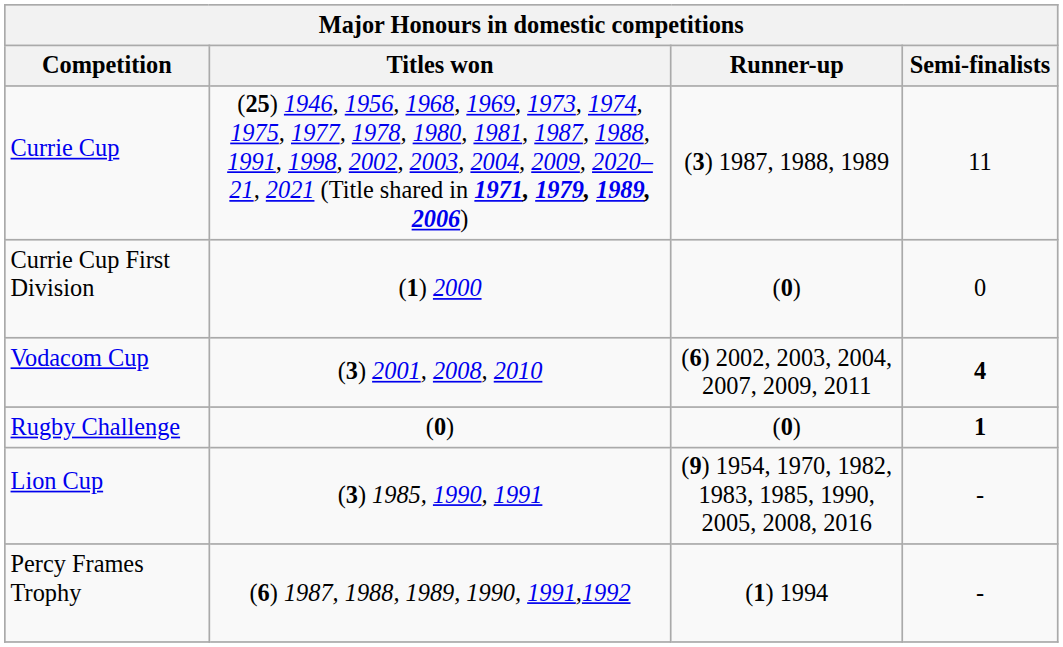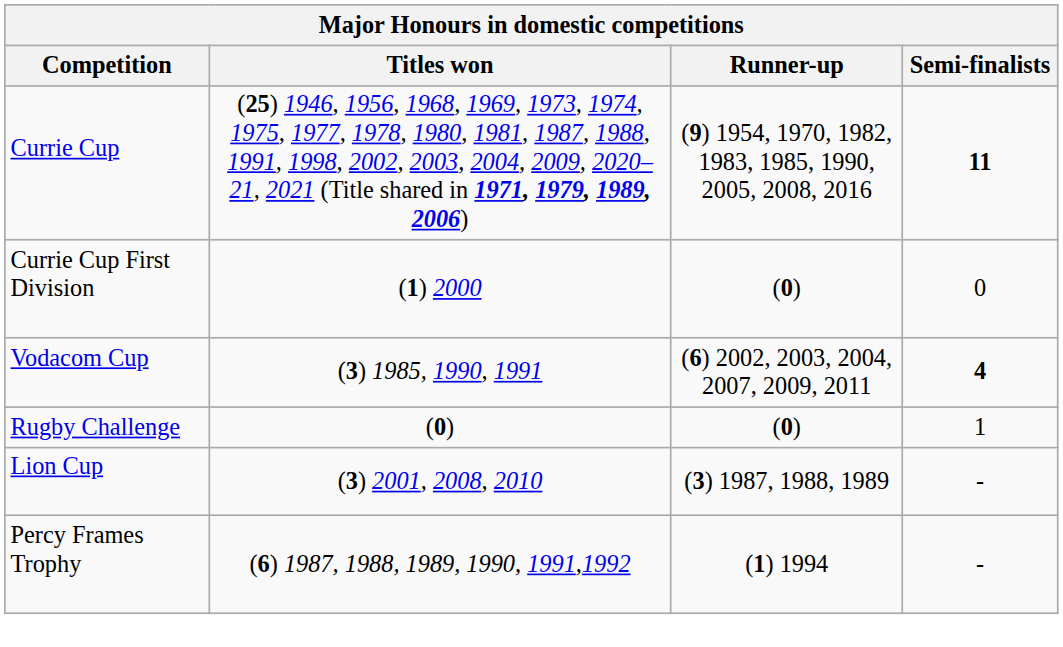(787, 162) (3) 1987, 1988, 1989 -> (787, 162) (9) 1954, 1970, 1982, 1983, 1985, 1990, 2005, 2008, 2016
(980, 162) normal -> (980, 162) bold
(440, 372) (3) 2001, 2008, 2010 -> (440, 372) (3) 1985, 1990, 1991
(980, 426) bold -> (980, 426) normal
(440, 495) (3) 1985, 1990, 1991 -> (440, 481) (3) 2001, 2008, 2010
(787, 495) (9) 1954, 1970, 1982, 1983, 1985, 1990, 2005, 2008, 2016 -> (787, 481) (3) 1987, 1988, 1989
